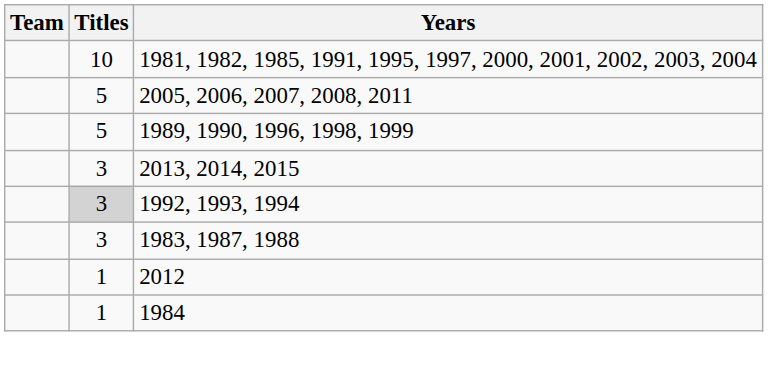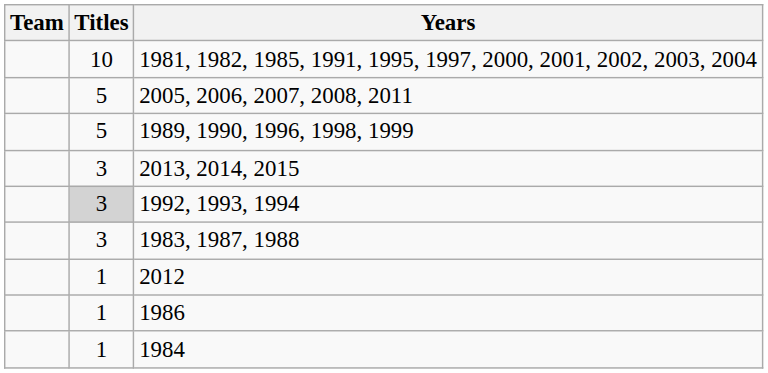+ row: (162, 312)
